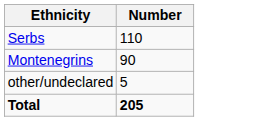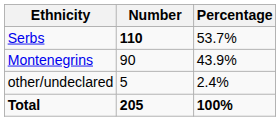+ column: (235, 15)
(131, 37) normal -> (131, 37) bold
